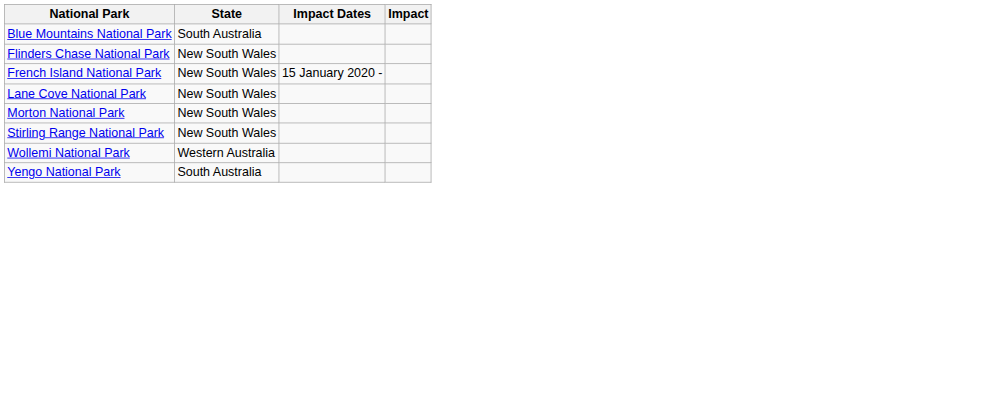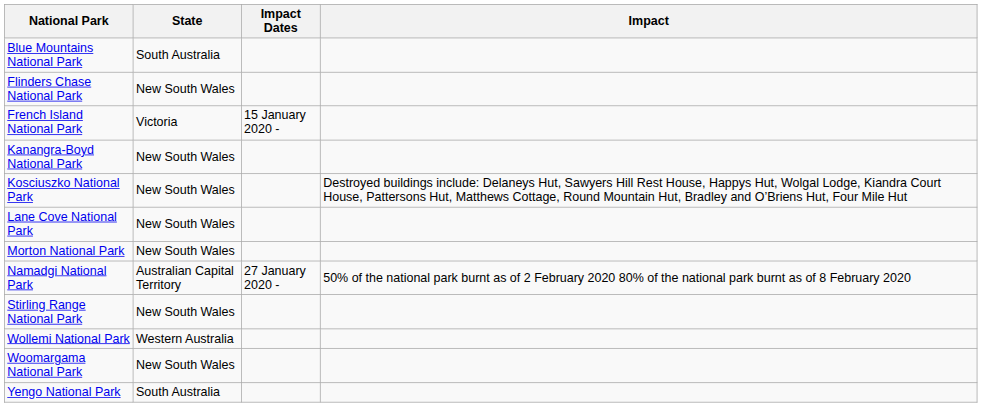(227, 73) New South Wales -> (157, 122) Victoria
+ row: (51, 156)
+ row: (63, 190)
+ row: (57, 278)
+ row: (46, 365)
